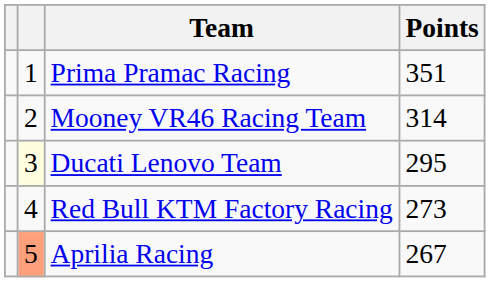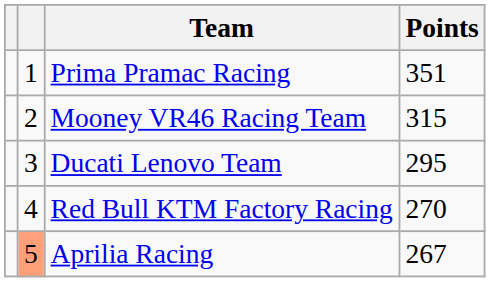(426, 118) 314 -> (426, 118) 315
(31, 163) lightyellow background -> (31, 163) no background
(426, 208) 273 -> (426, 208) 270
